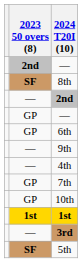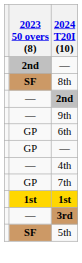rows swapped: (30, 148) <-> (30, 115)
- row: (30, 199)
